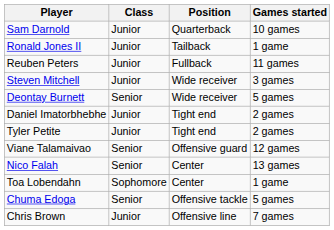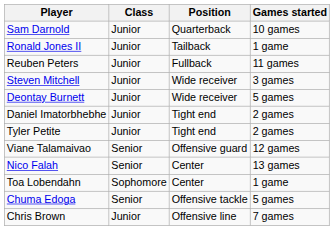(127, 98) Senior -> (126, 98) Junior
